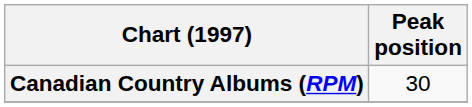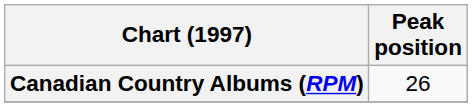(418, 83) 30 -> (418, 83) 26
